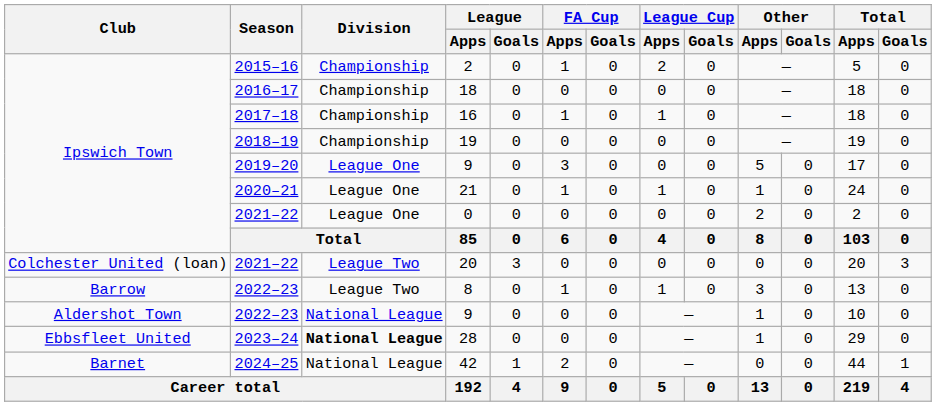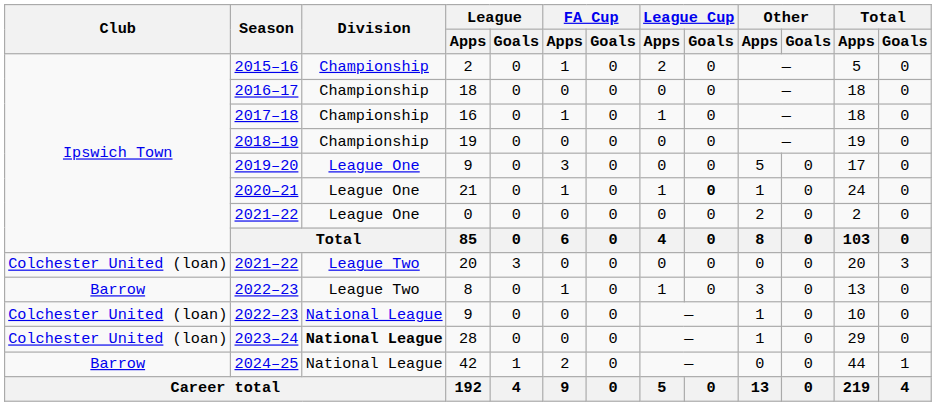(711, 191) normal -> (711, 191) bold
(118, 314) Aldershot Town -> (118, 314) Colchester United (loan)
(118, 339) Ebbsfleet United -> (118, 339) Colchester United (loan)
(118, 364) Barnet -> (118, 364) Barrow
